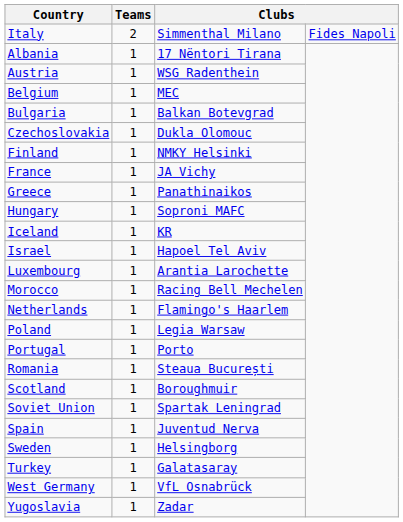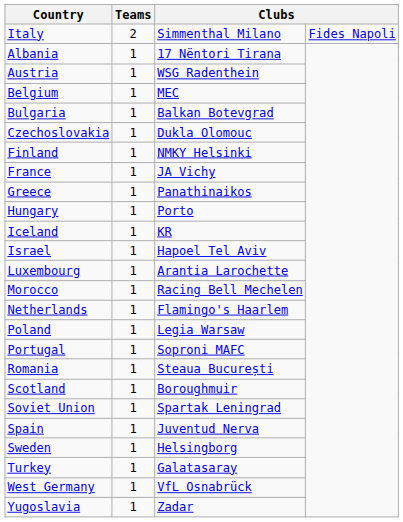(201, 211) Soproni MAFC -> (175, 211) Porto
(175, 349) Porto -> (201, 349) Soproni MAFC
